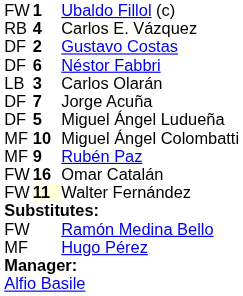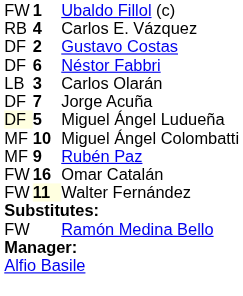(15, 120) no background -> (15, 120) lightyellow background
- row: (105, 247)
